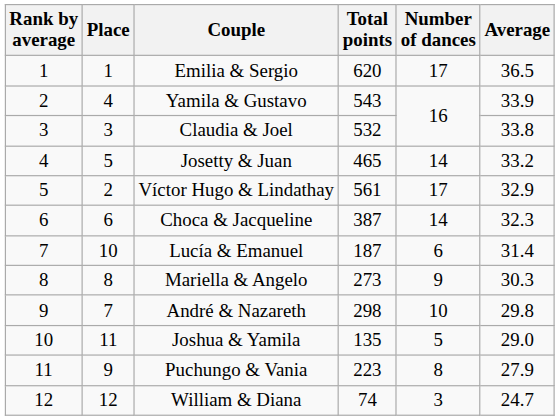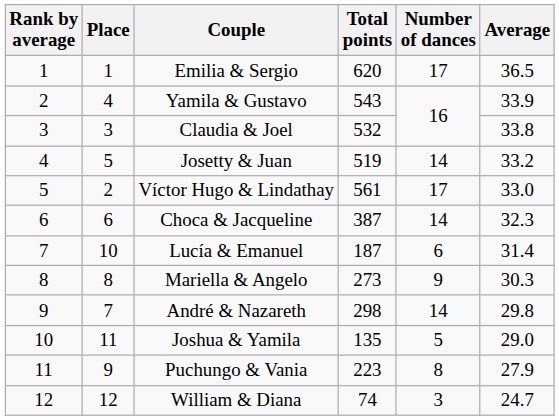(367, 160) 465 -> (367, 160) 519
(517, 190) 32.9 -> (517, 190) 33.0
(438, 310) 10 -> (438, 310) 14
